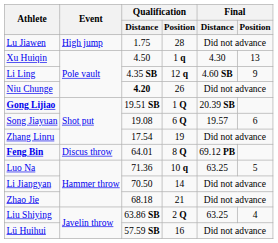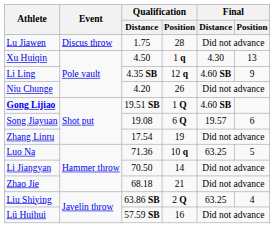(82, 43) High jump -> (87, 43) Discus throw
(142, 90) bold -> (142, 90) normal
(217, 105) 20.39 SB -> (216, 105) 4.60 SB
- row: (25, 152)
